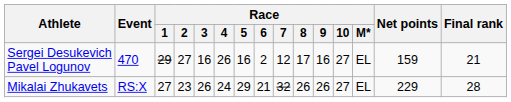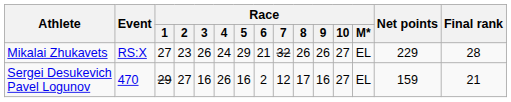rows swapped: (57, 87) <-> (60, 60)
